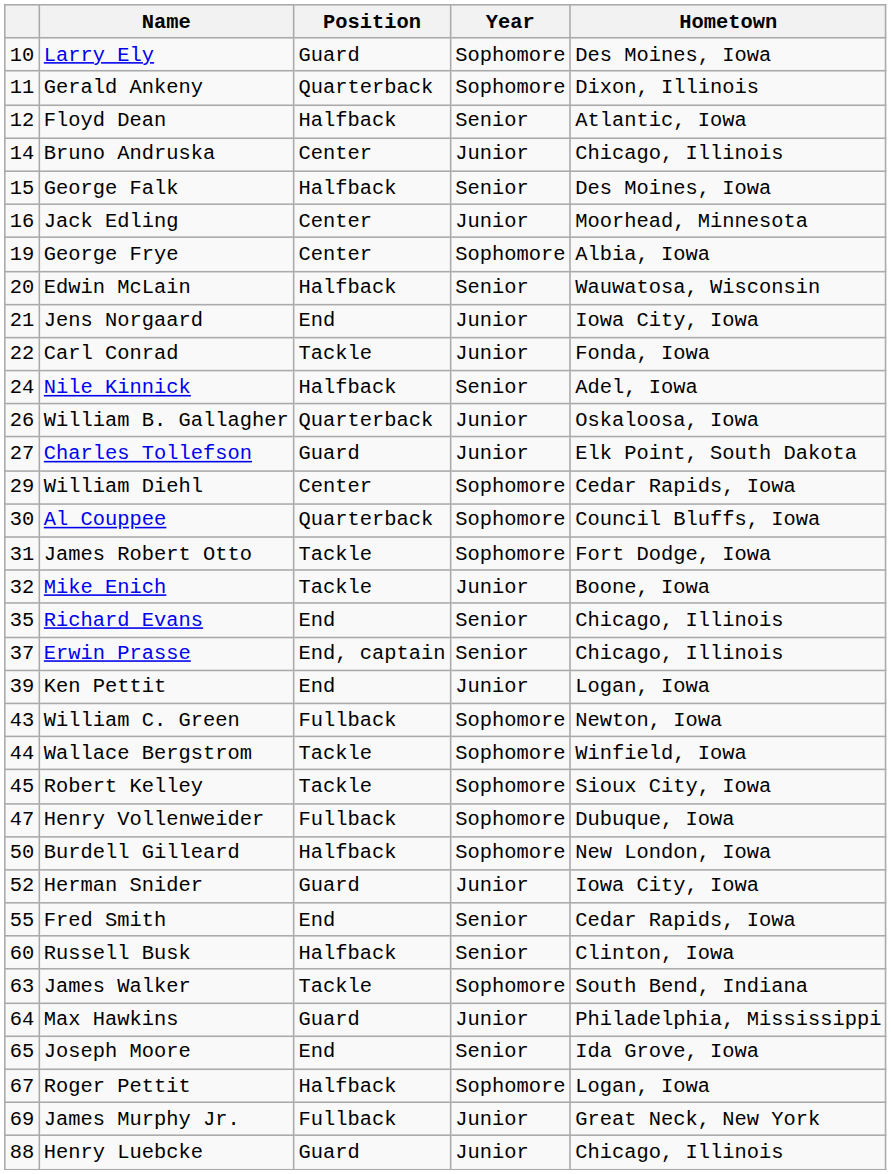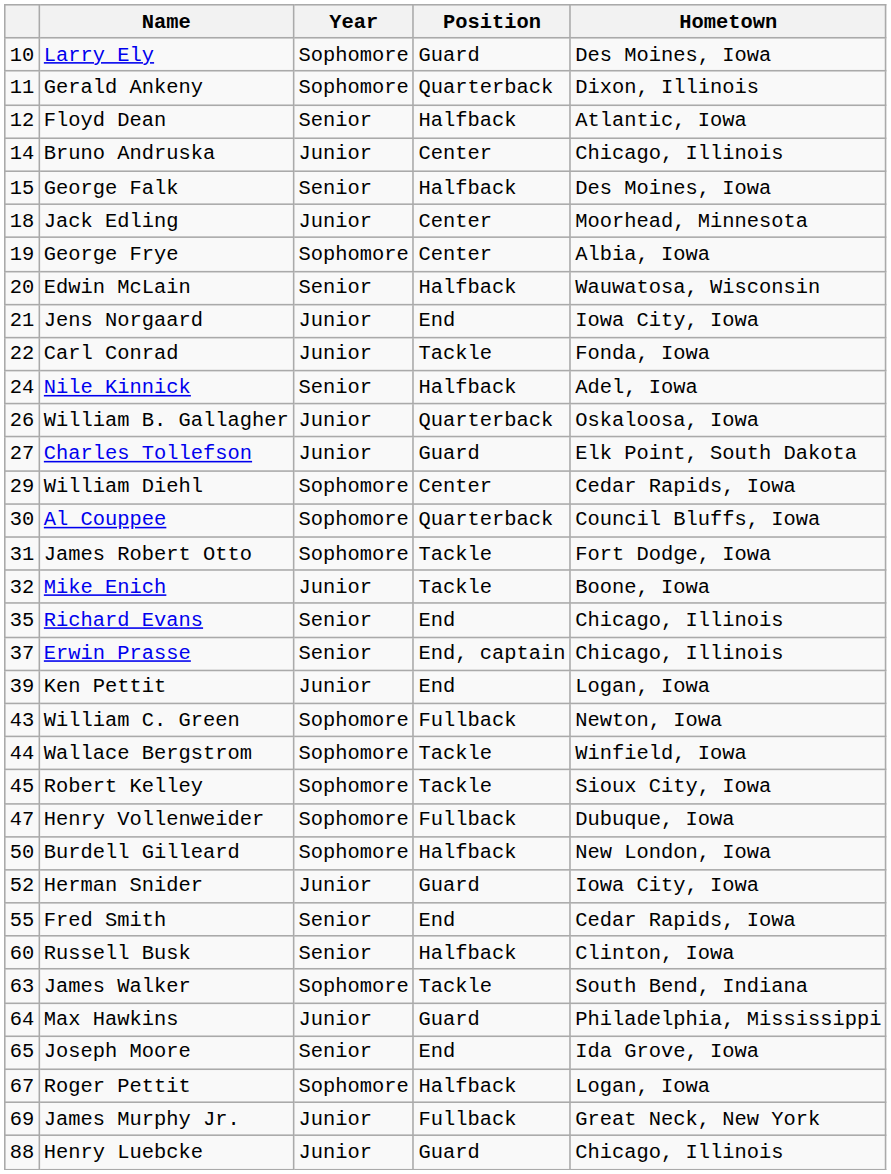columns swapped: (372, 21) <-> (510, 21)
(22, 221) 16 -> (22, 221) 18
